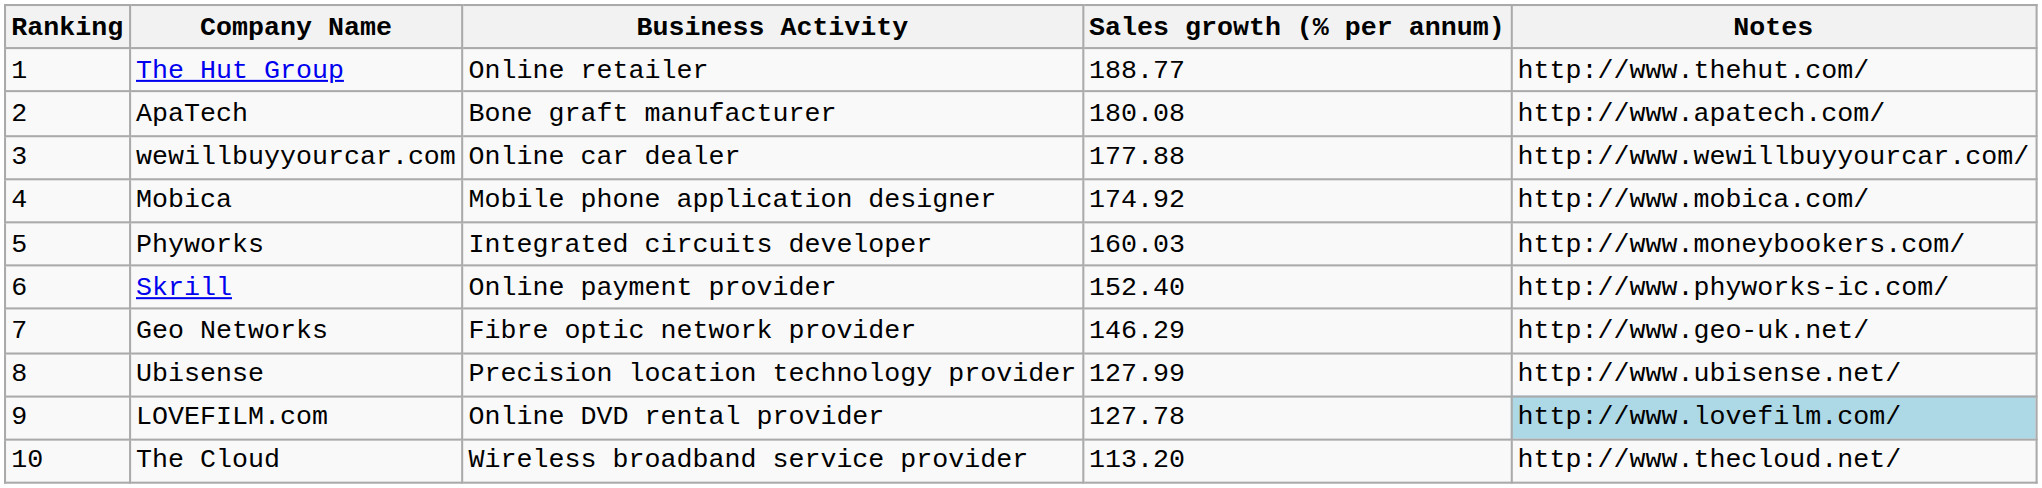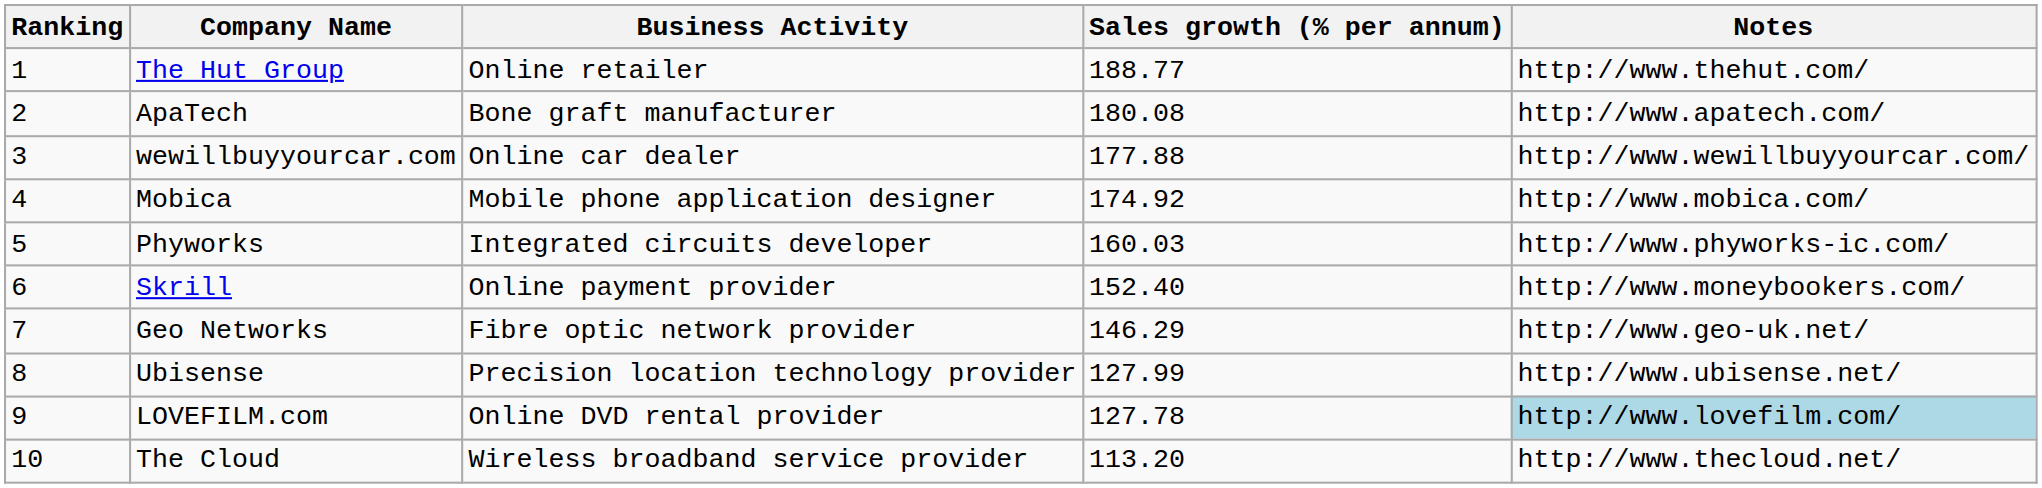(1741, 244) http://www.moneybookers.com/ -> (1733, 244) http://www.phyworks-ic.com/
(1733, 287) http://www.phyworks-ic.com/ -> (1741, 287) http://www.moneybookers.com/
